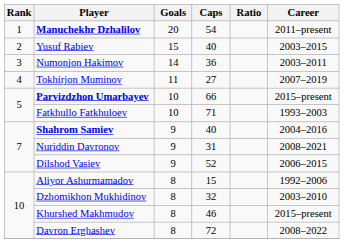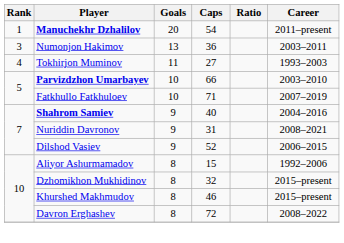- row: (65, 46)
(173, 63) 14 -> (173, 46) 13
(303, 79) 2007–2019 -> (303, 63) 1993–2003
(303, 96) 2015–present -> (303, 79) 2003–2010
(303, 113) 1993–2003 -> (303, 96) 2007–2019
(303, 197) 2003–2010 -> (303, 180) 2015–present
